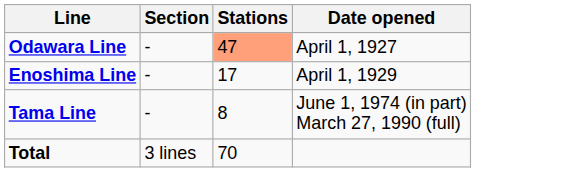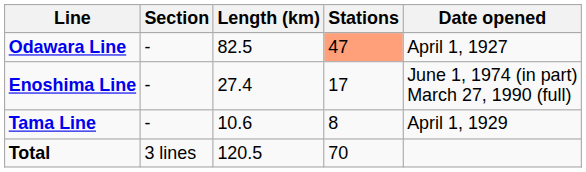+ column: (269, 18)
(347, 75) April 1, 1929 -> (492, 85) June 1, 1974 (in part) March 27, 1990 (full)
(382, 114) June 1, 1974 (in part) March 27, 1990 (full) -> (457, 124) April 1, 1929
